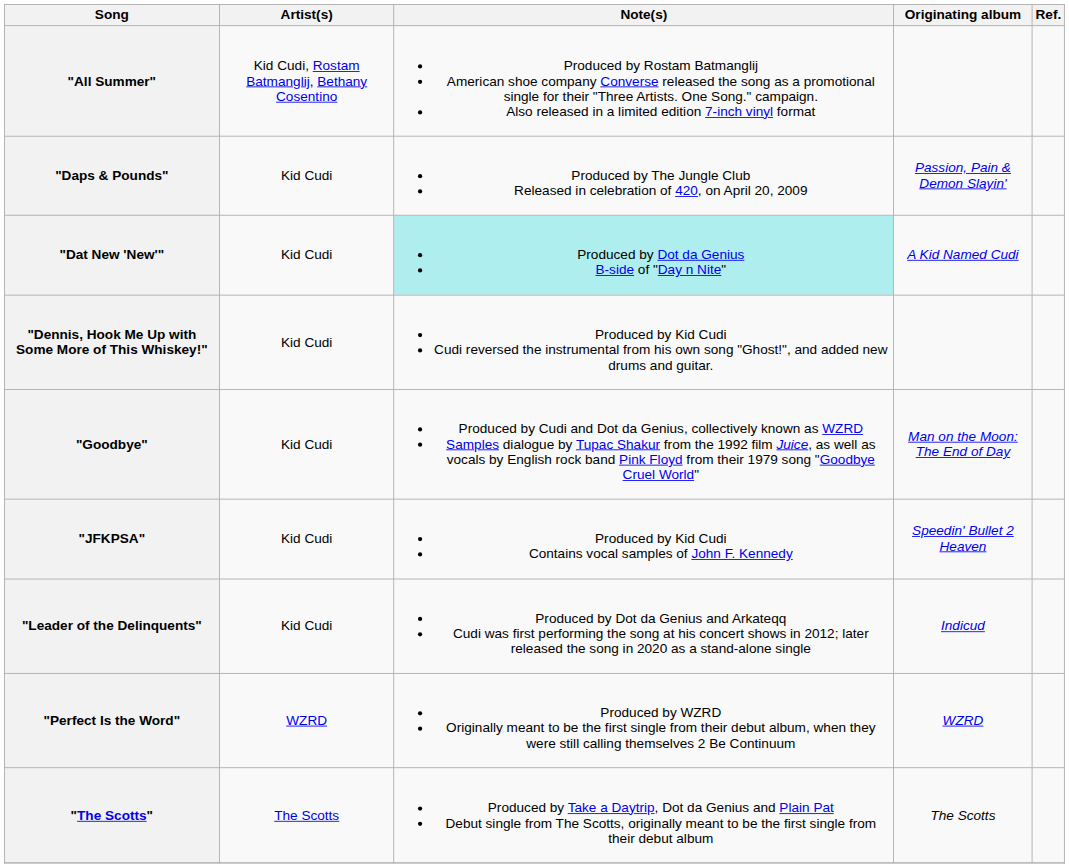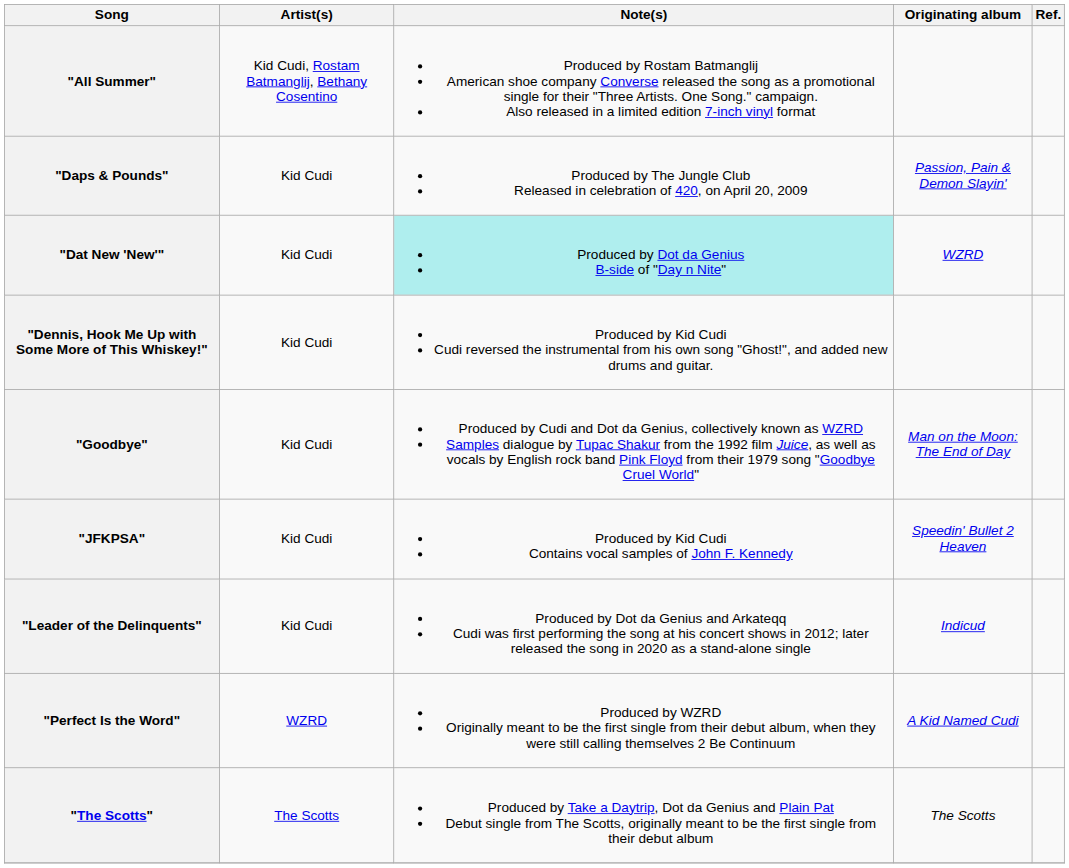(963, 255) A Kid Named Cudi -> (963, 255) WZRD
(963, 720) WZRD -> (963, 720) A Kid Named Cudi
